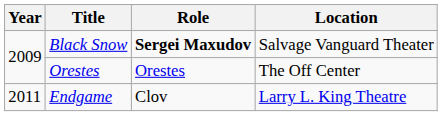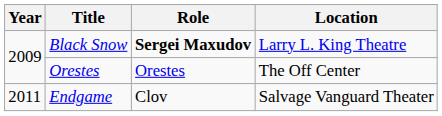(346, 44) Salvage Vanguard Theater -> (333, 44) Larry L. King Theatre
(333, 96) Larry L. King Theatre -> (346, 96) Salvage Vanguard Theater
